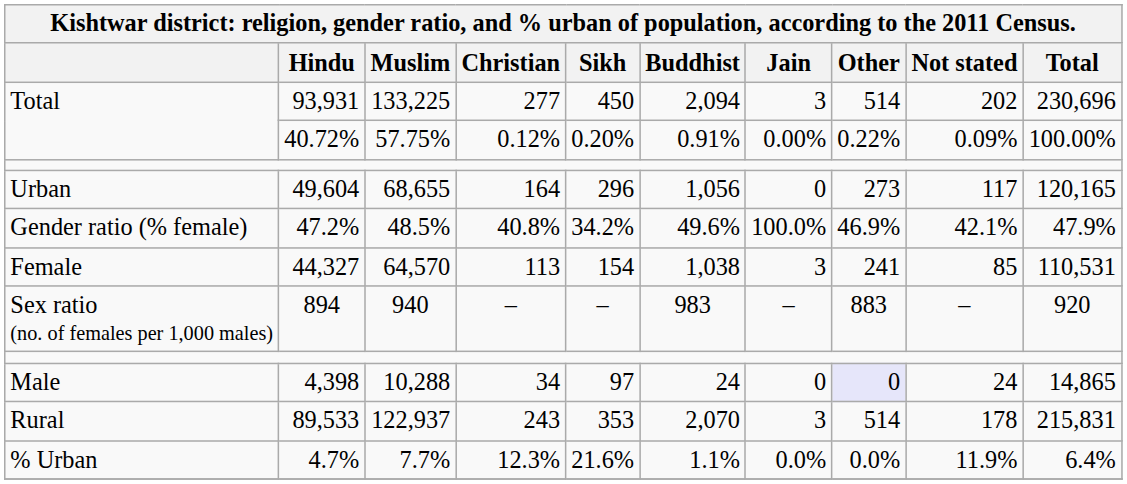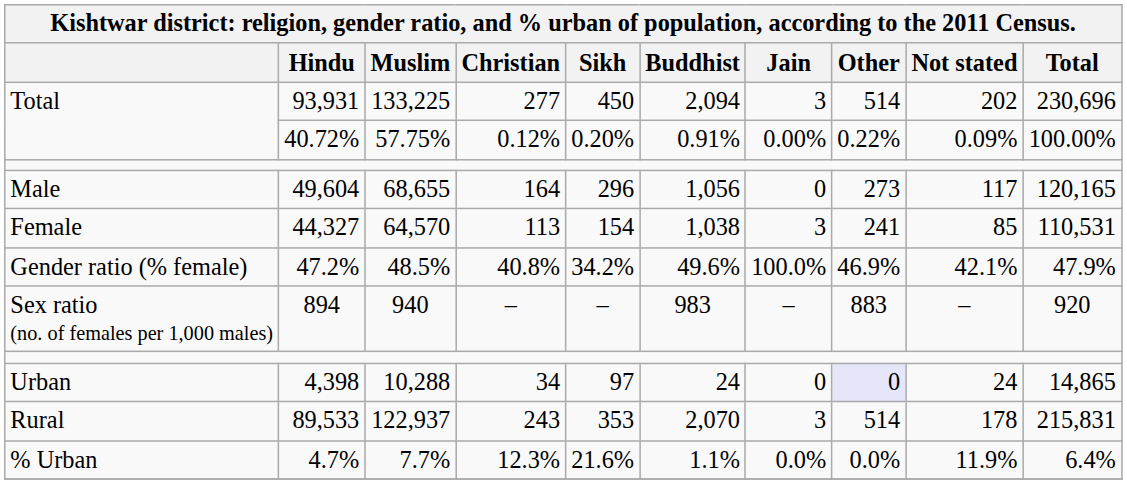(41, 189) Urban -> (35, 189) Male
rows swapped: (326, 266) <-> (328, 227)
(35, 382) Male -> (41, 382) Urban
